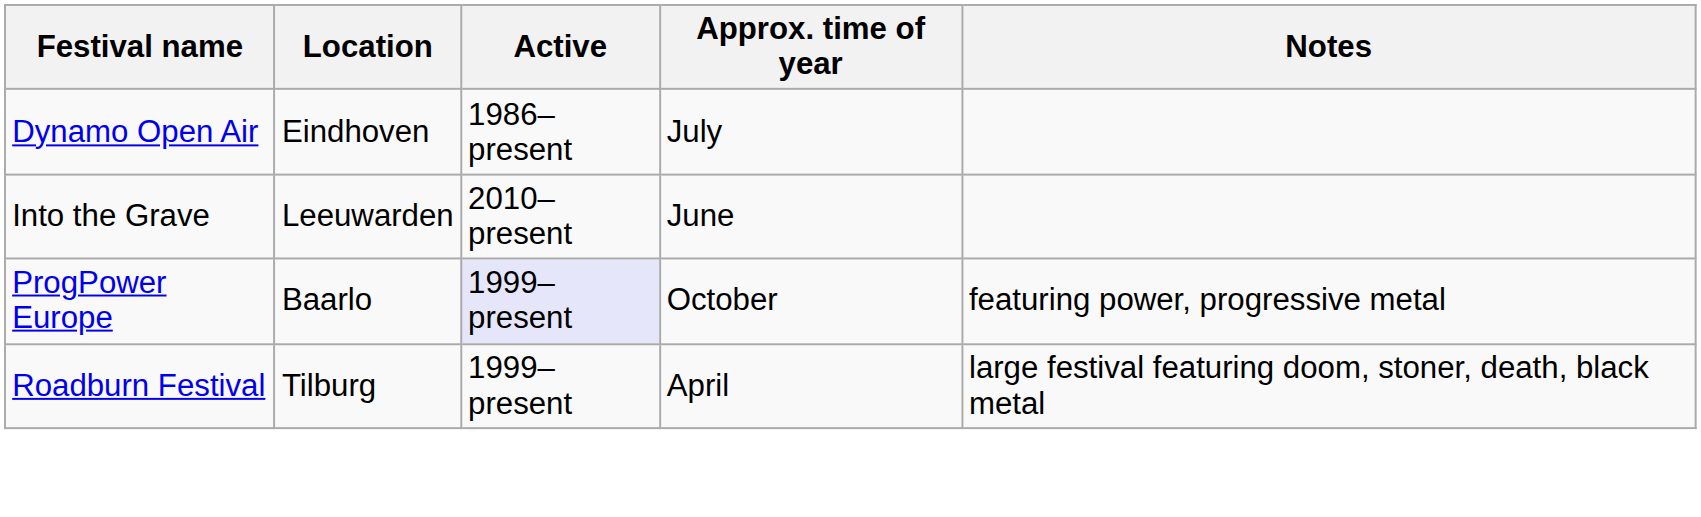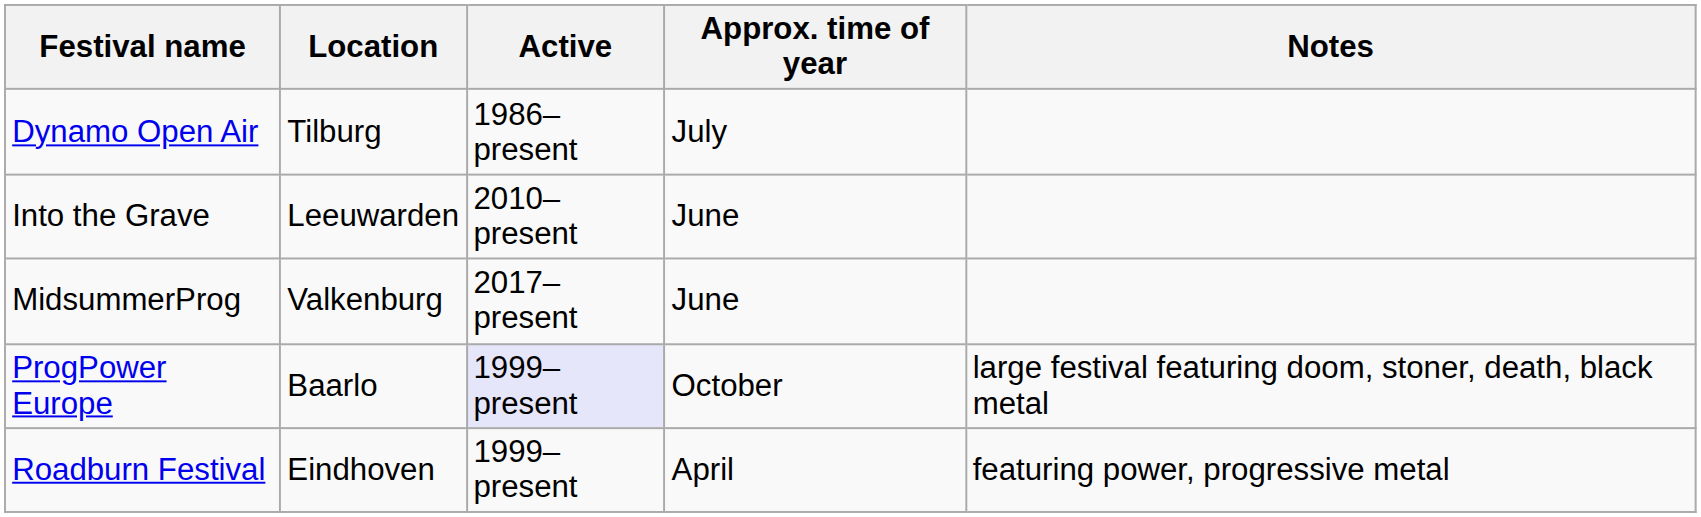(356, 131) Eindhoven -> (334, 131) Tilburg
+ row: (127, 300)
(1207, 300) featuring power, progressive metal -> (1313, 385) large festival featuring doom, stoner, death, black metal
(329, 385) Tilburg -> (361, 469) Eindhoven
(1309, 385) large festival featuring doom, stoner, death, black metal -> (1211, 469) featuring power, progressive metal
